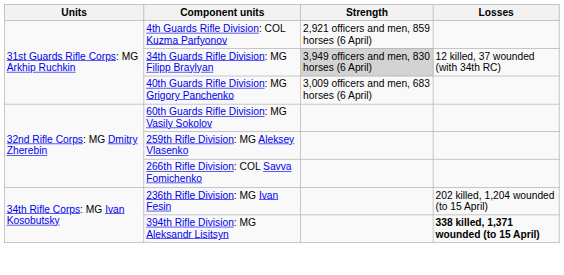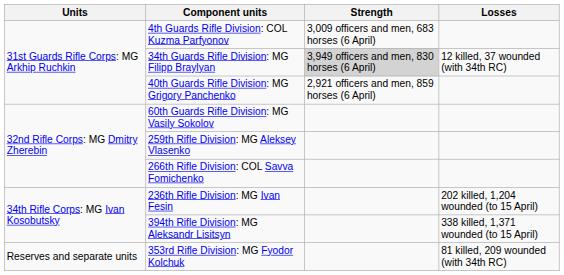(366, 34) 2,921 officers and men, 859 horses (6 April) -> (370, 34) 3,009 officers and men, 683 horses (6 April)
(366, 90) 3,009 officers and men, 683 horses (6 April) -> (370, 90) 2,921 officers and men, 859 horses (6 April)
(488, 228) bold -> (490, 228) normal
+ row: (221, 256)
